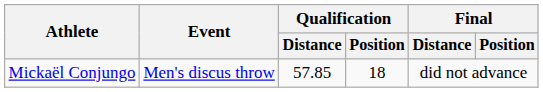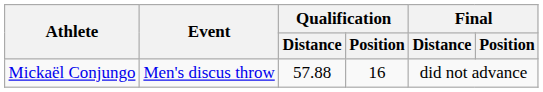(312, 73) 57.85 -> (312, 73) 57.88
(377, 73) 18 -> (377, 73) 16
